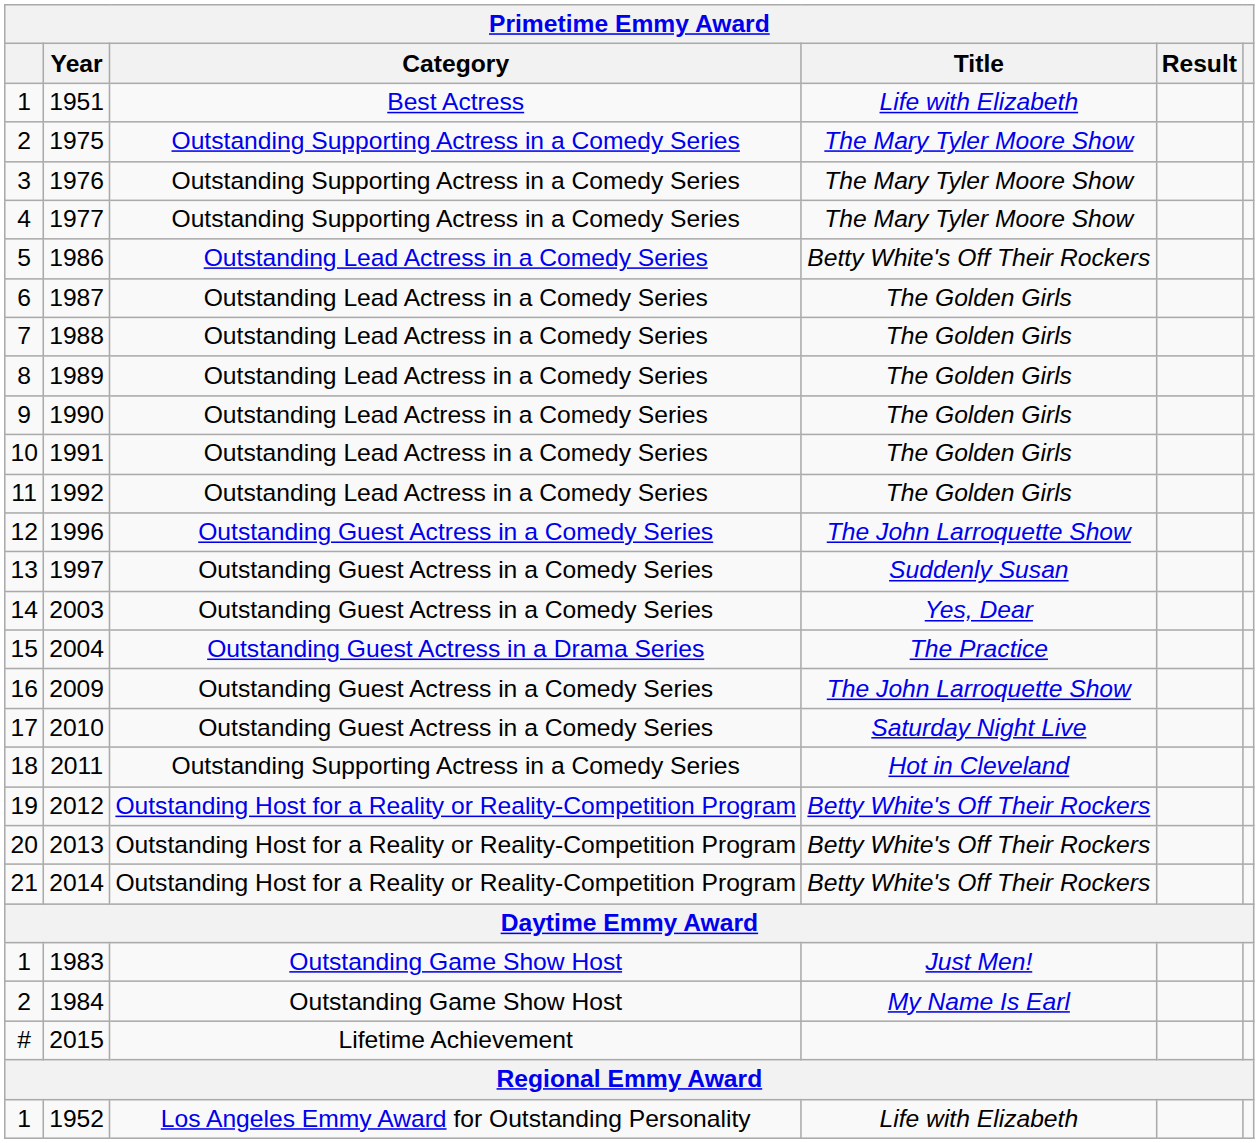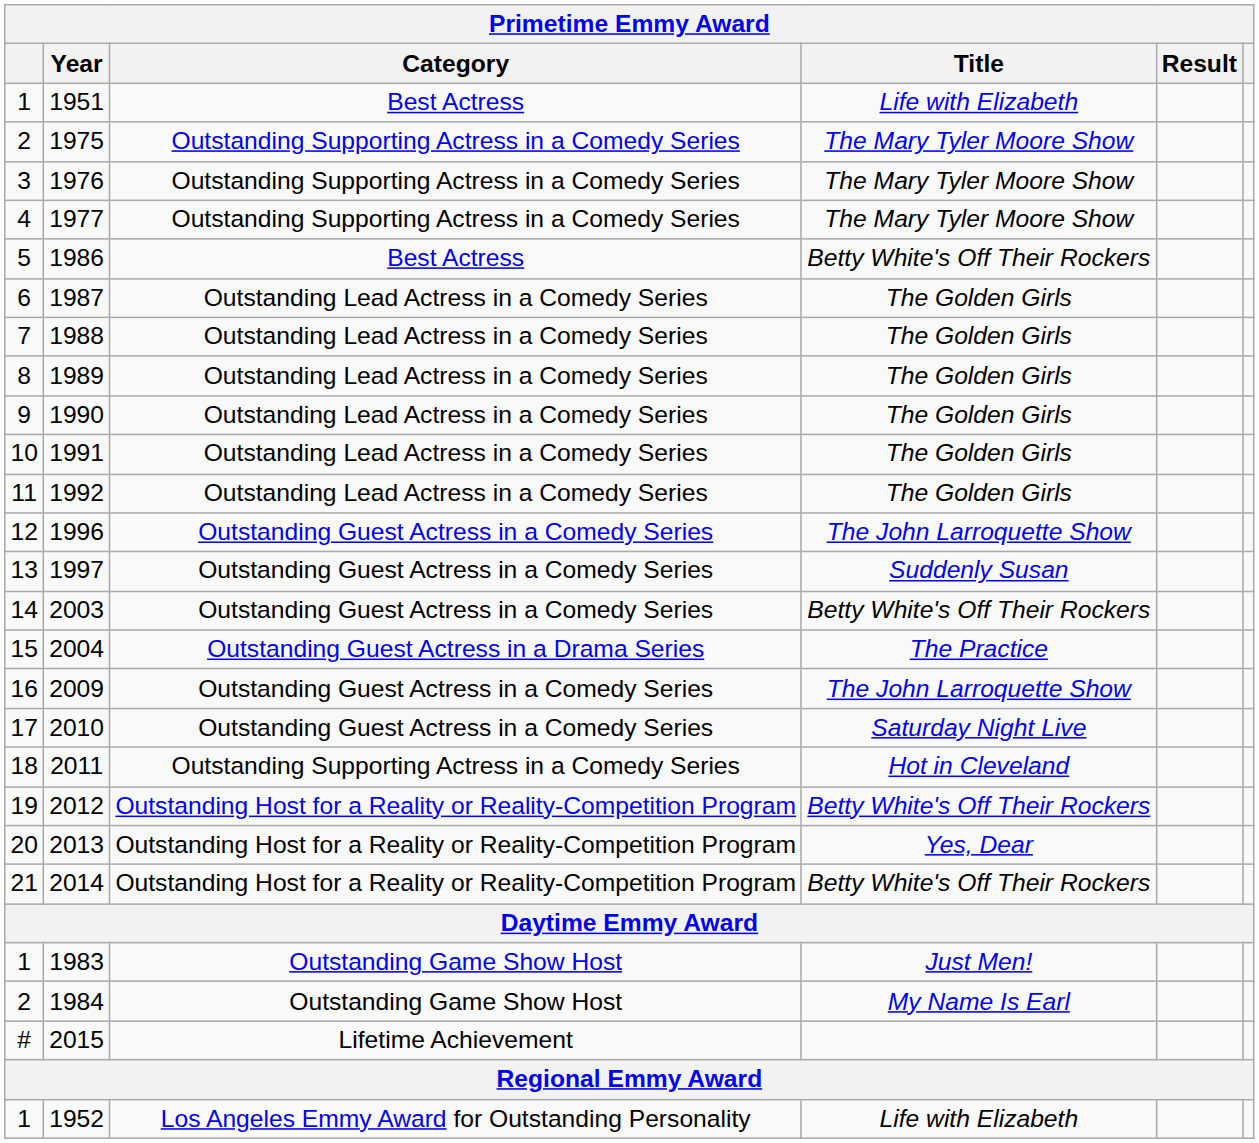(456, 258) Outstanding Lead Actress in a Comedy Series -> (456, 258) Best Actress
(979, 610) Yes, Dear -> (979, 610) Betty White's Off Their Rockers
(979, 844) Betty White's Off Their Rockers -> (979, 844) Yes, Dear
